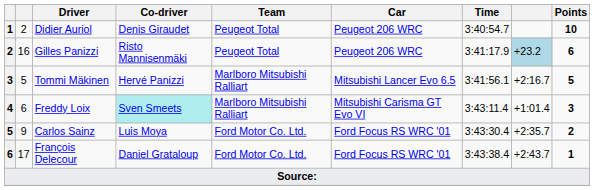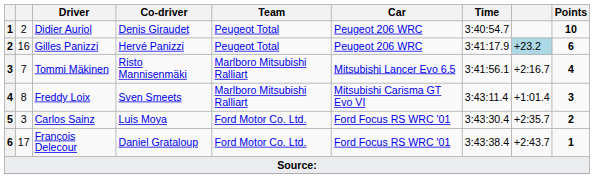(153, 52) Risto Mannisenmäki -> (151, 46) Hervé Panizzi
(24, 80) 5 -> (24, 68) 7
(151, 80) Hervé Panizzi -> (153, 68) Risto Mannisenmäki
(571, 80) 5 -> (571, 68) 4
(24, 108) 6 -> (24, 97) 8
(150, 108) paleturquoise background -> (150, 97) no background
(24, 131) 9 -> (24, 119) 3
